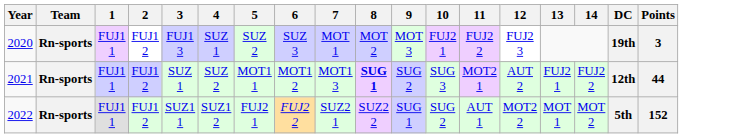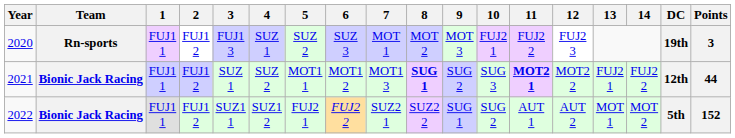(65, 79) Rn-sports -> (91, 79) Bionic Jack Racing
(480, 79) normal -> (531, 79) bold
(520, 79) AUT 2 -> (573, 79) MOT2 2
(65, 115) Rn-sports -> (91, 115) Bionic Jack Racing
(520, 115) MOT2 2 -> (573, 115) AUT 2
